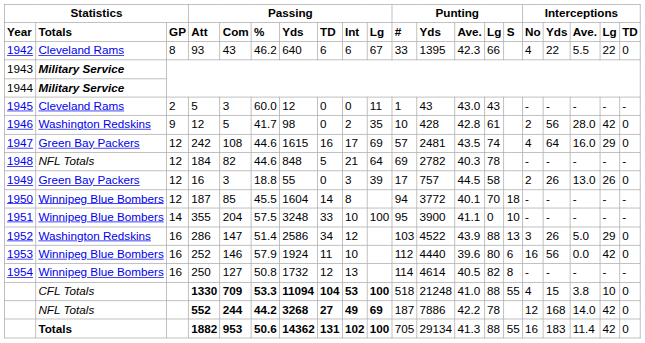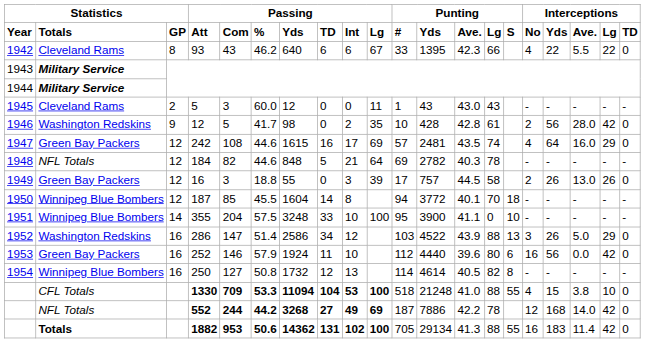(101, 254) Winnipeg Blue Bombers -> (89, 254) Green Bay Packers
